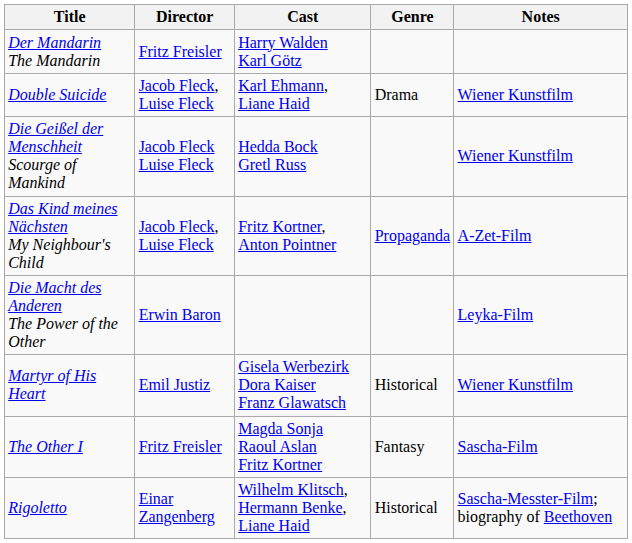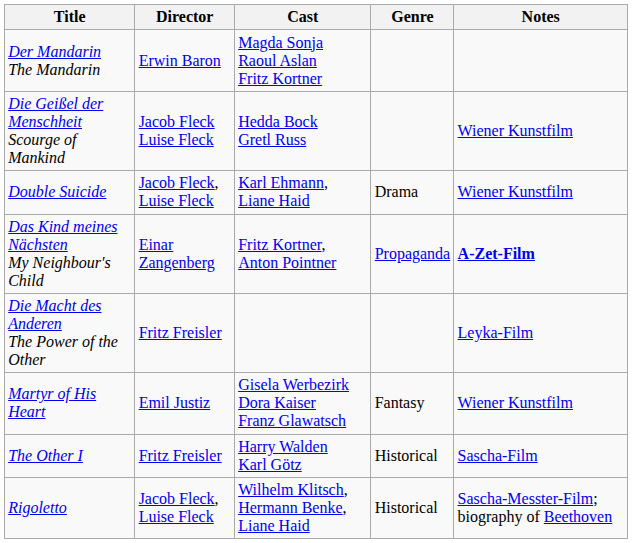(180, 51) Fritz Freisler -> (180, 60) Erwin Baron
(283, 51) Harry Walden Karl Götz -> (281, 60) Magda Sonja Raoul Aslan Fritz Kortner
rows swapped: (57, 94) <-> (56, 156)
(179, 235) Jacob Fleck, Luise Fleck -> (177, 253) Einar Zangenberg
(494, 235) normal -> (496, 253) bold
(180, 315) Erwin Baron -> (180, 333) Fritz Freisler
(406, 385) Historical -> (400, 403) Fantasy
(281, 446) Magda Sonja Raoul Aslan Fritz Kortner -> (283, 455) Harry Walden Karl Götz
(400, 446) Fantasy -> (406, 455) Historical
(177, 508) Einar Zangenberg -> (179, 508) Jacob Fleck, Luise Fleck
